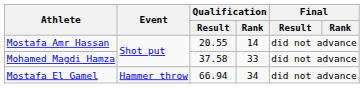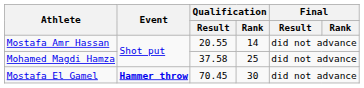(253, 59) 33 -> (253, 59) 25
(154, 75) normal -> (154, 75) bold
(213, 75) 66.94 -> (213, 75) 70.45
(253, 75) 34 -> (253, 75) 30
